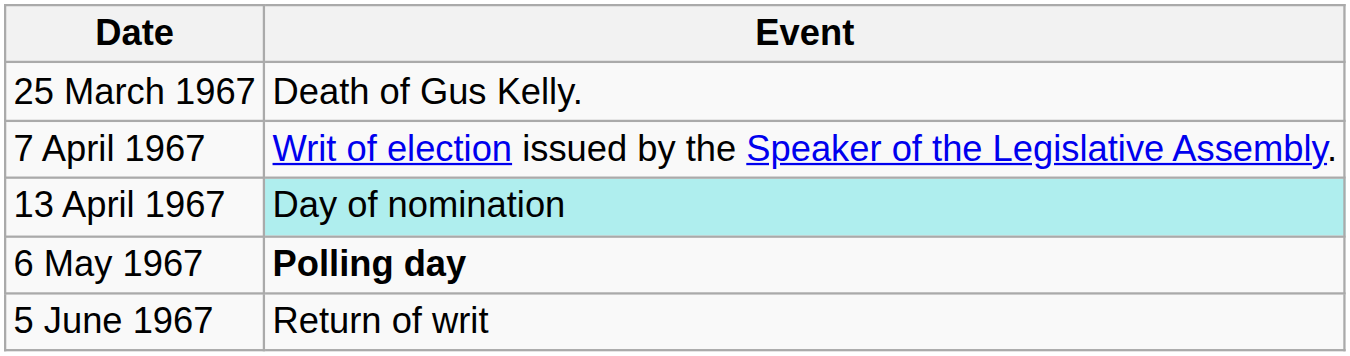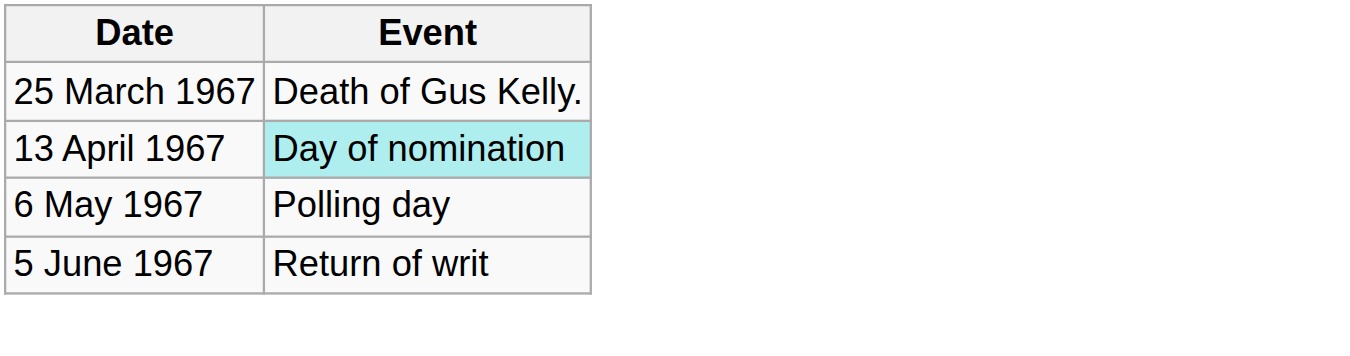- row: (109, 148)
(369, 263) bold -> (361, 206) normal
